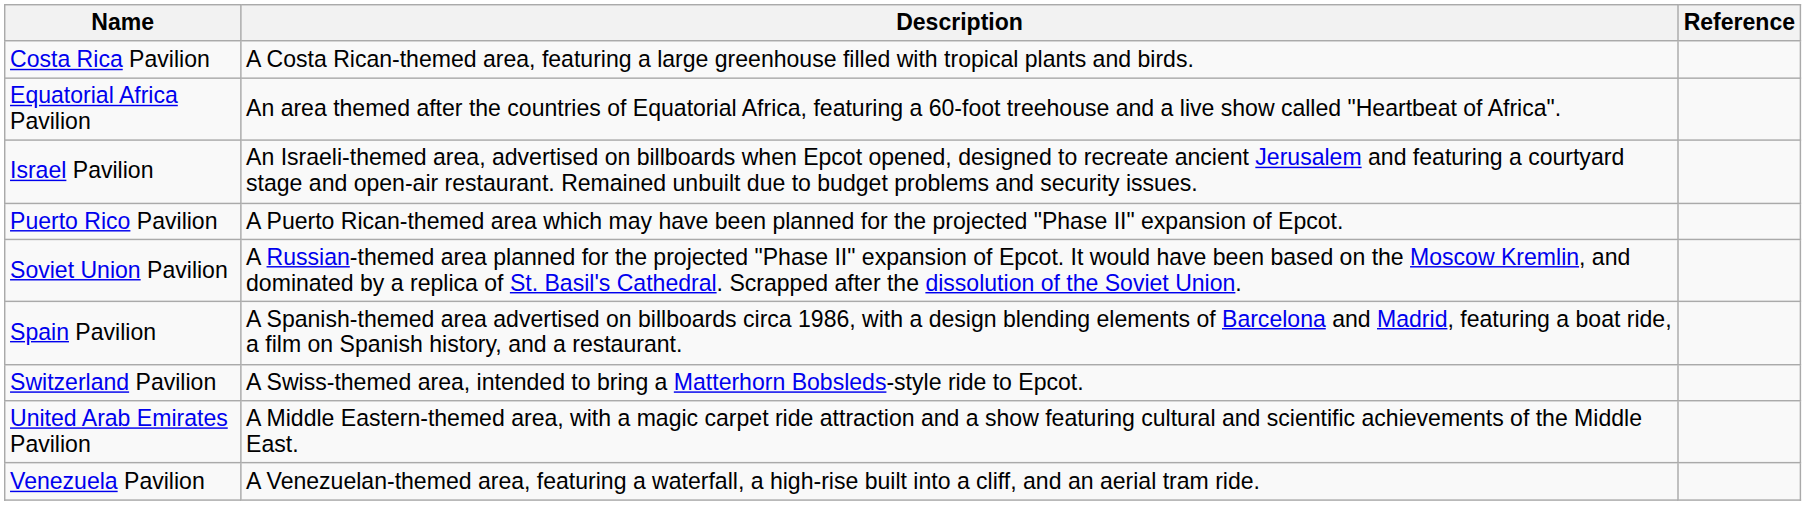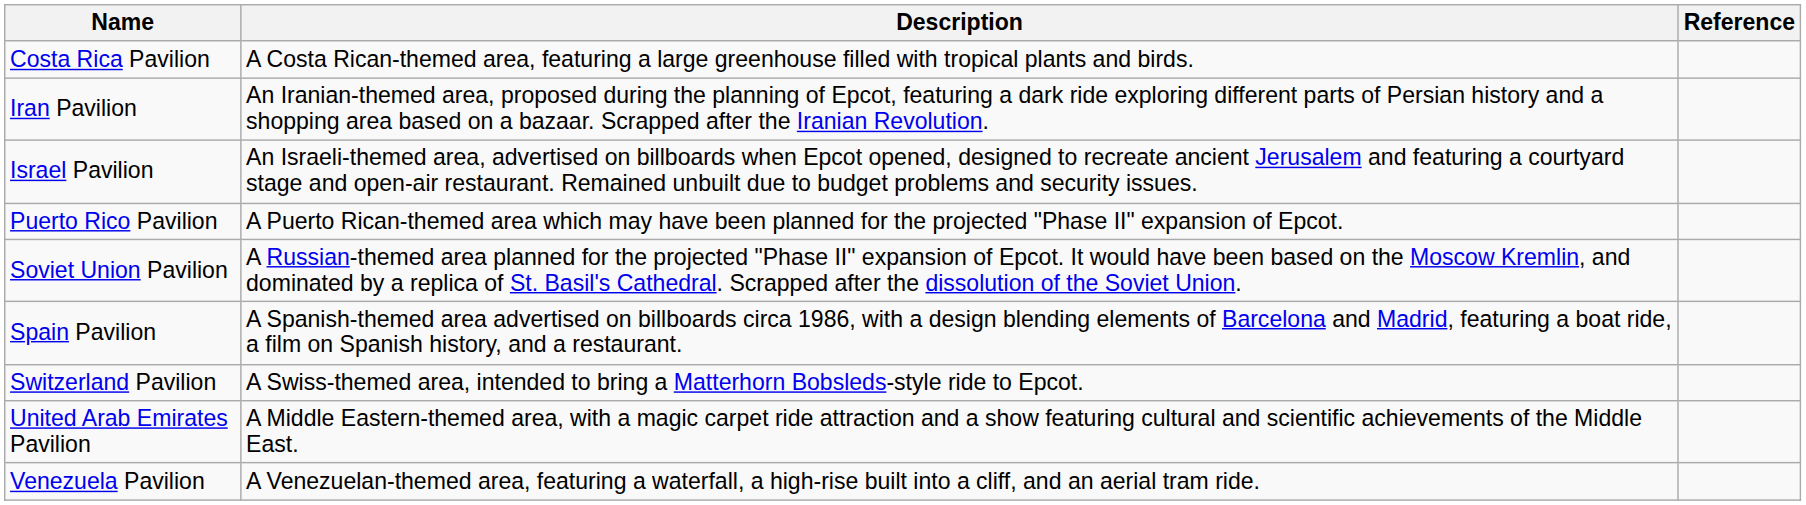- row: (94, 108)
+ row: (73, 108)
